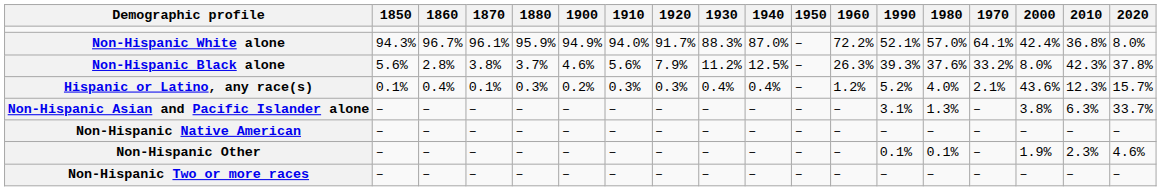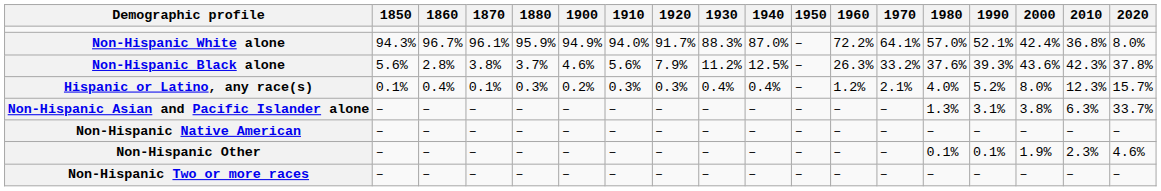columns swapped: (993, 15) <-> (900, 15)
(1036, 65) 8.0% -> (1040, 65) 43.6%
(1040, 87) 43.6% -> (1036, 87) 8.0%
